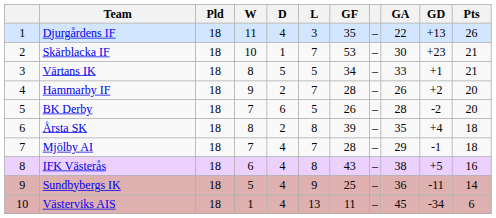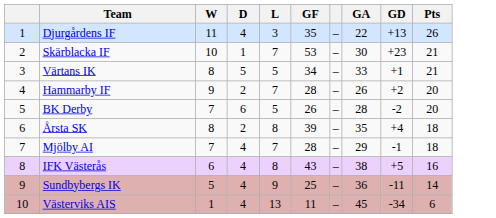- column: (215, 14)
